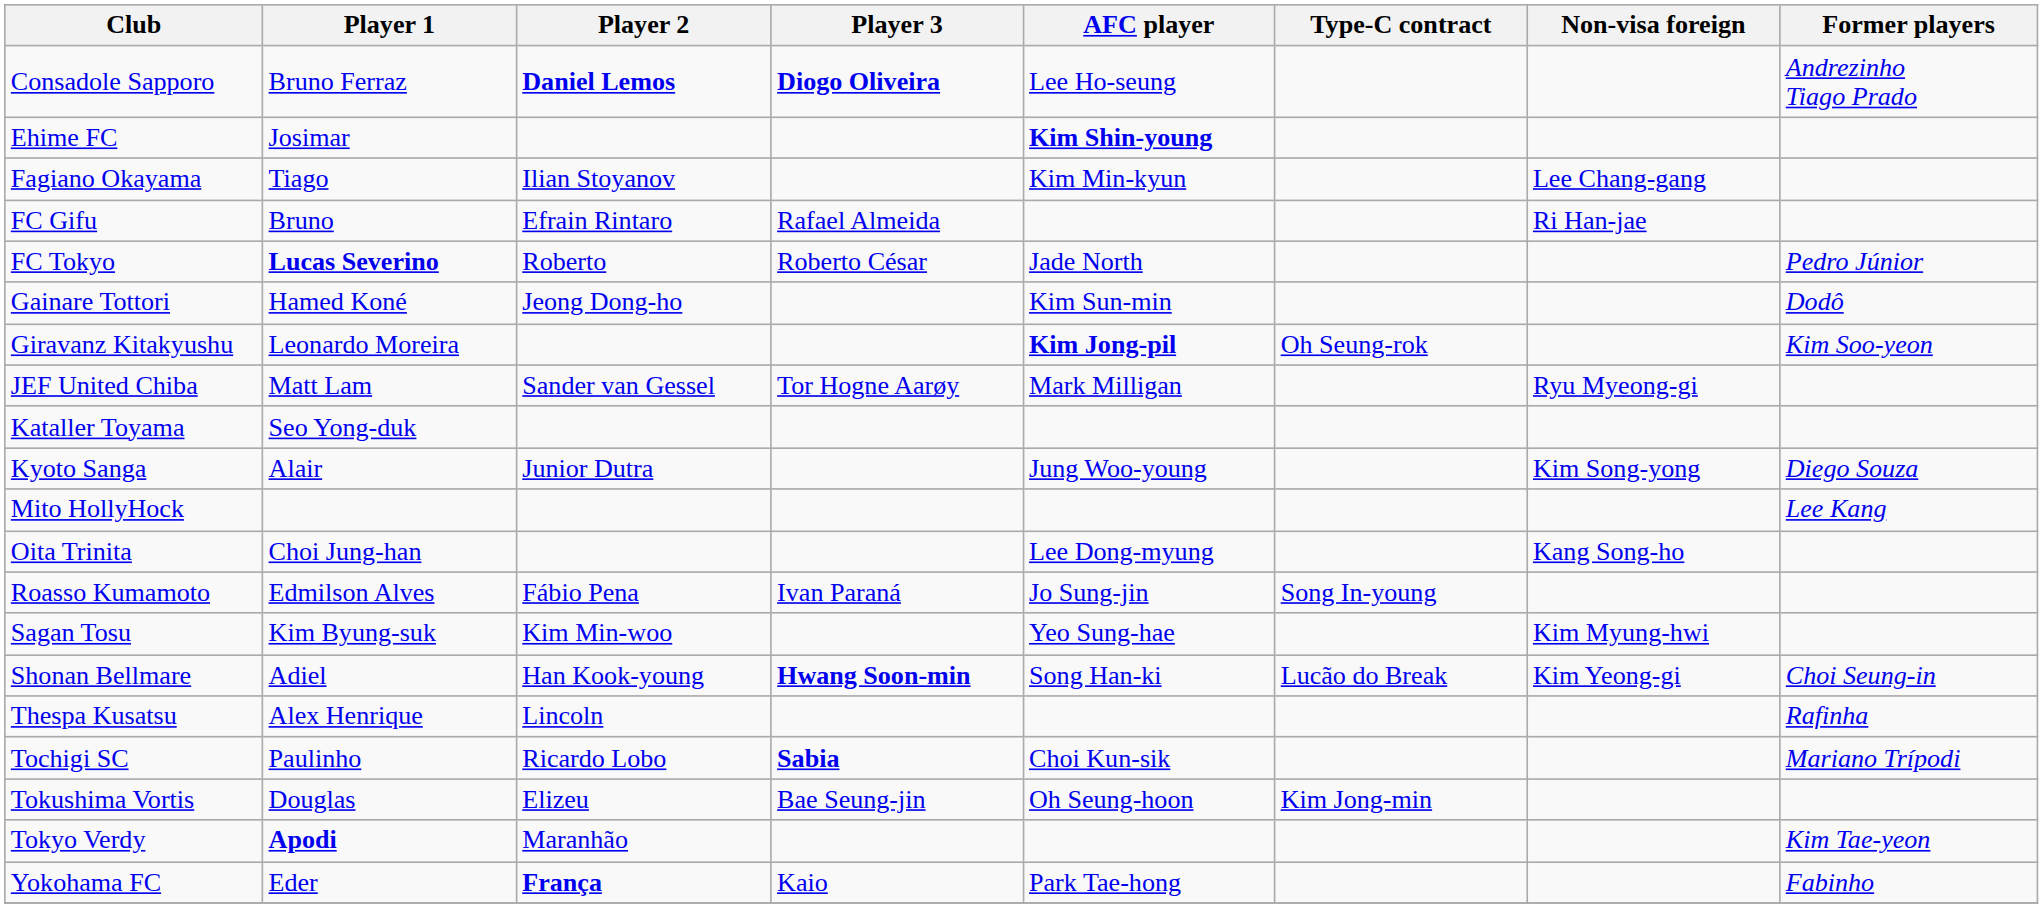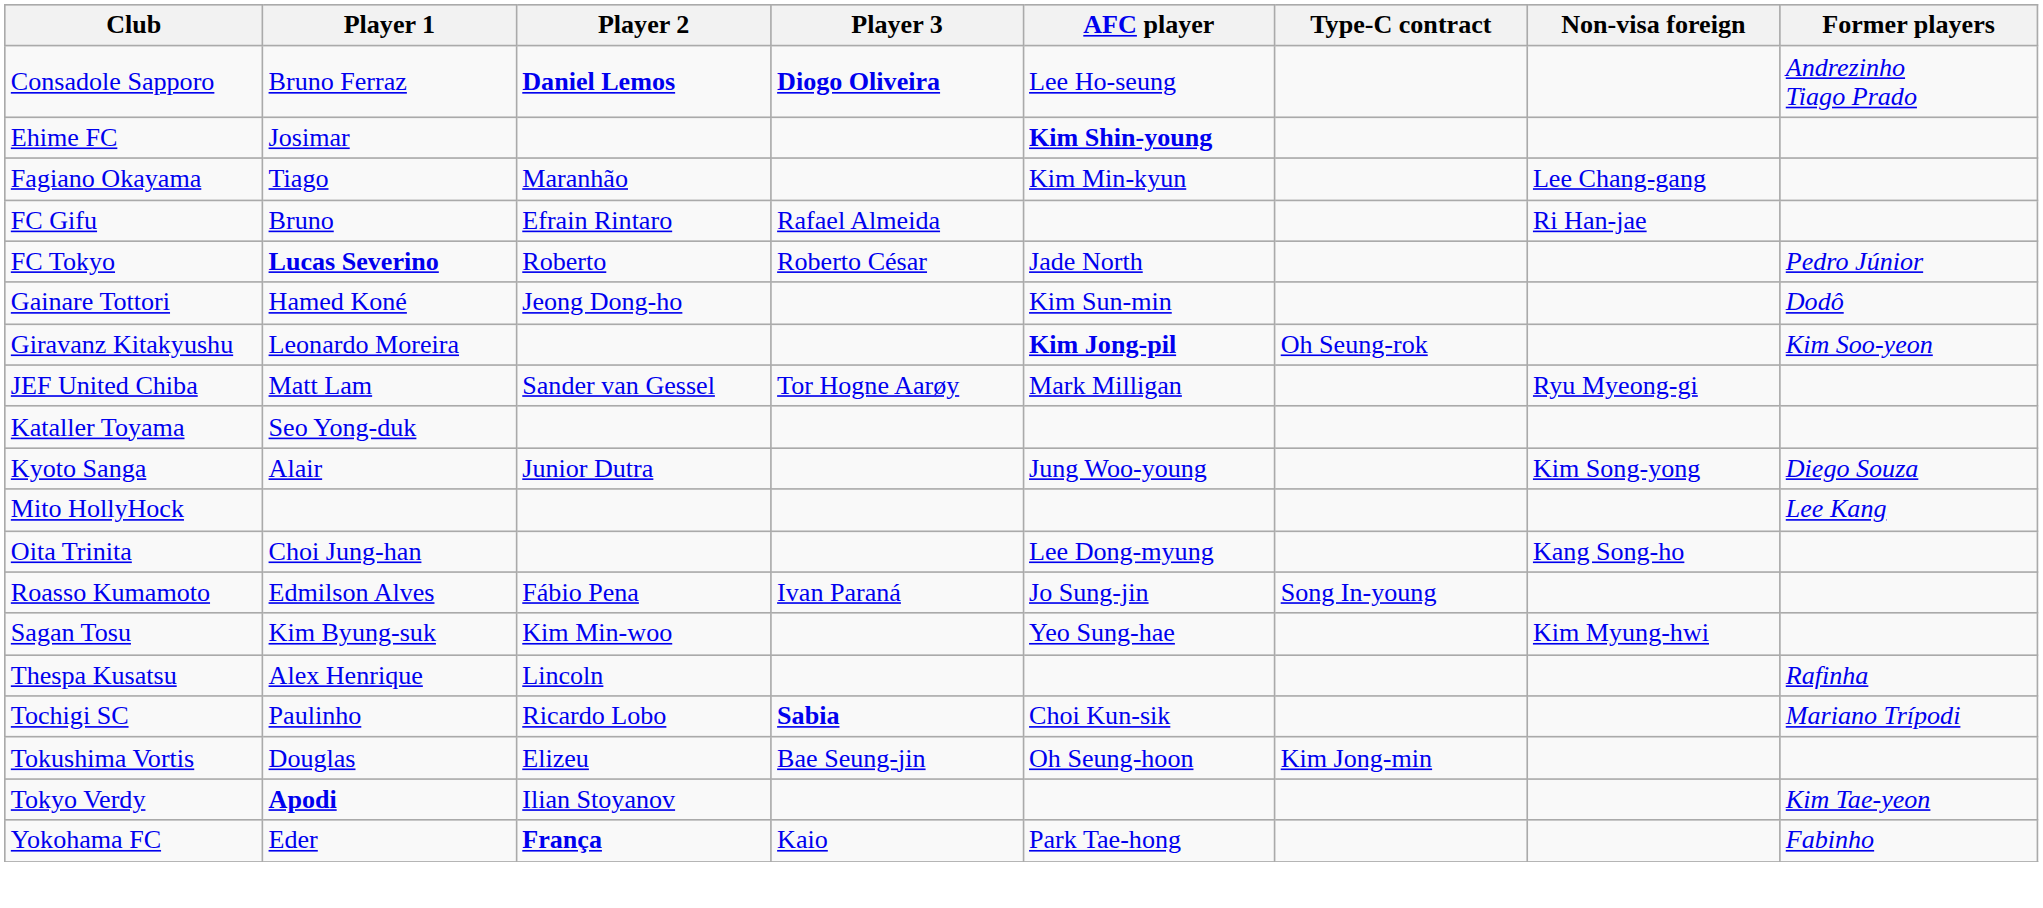(599, 178) Ilian Stoyanov -> (575, 178) Maranhão
- row: (101, 674)
(575, 840) Maranhão -> (599, 799) Ilian Stoyanov
